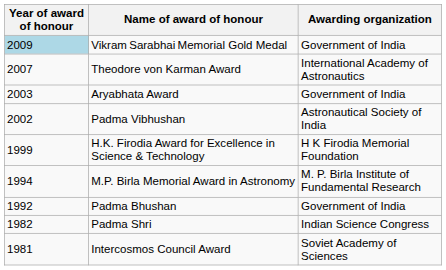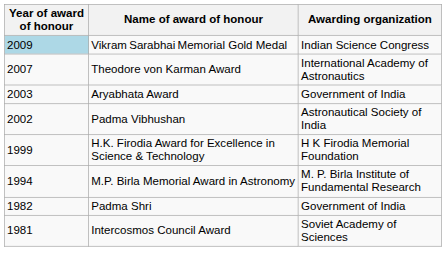(353, 44) Government of India -> (365, 44) Indian Science Congress
- row: (134, 206)
(365, 224) Indian Science Congress -> (353, 206) Government of India
